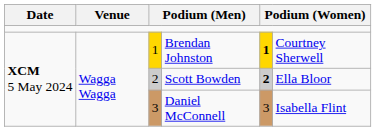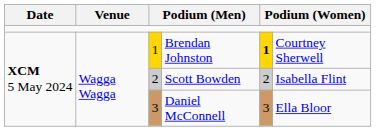(266, 79) bold -> (266, 79) normal
(303, 79) Ella Bloor -> (311, 79) Isabella Flint
(311, 107) Isabella Flint -> (303, 107) Ella Bloor
